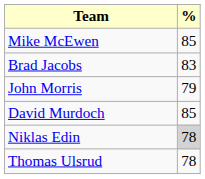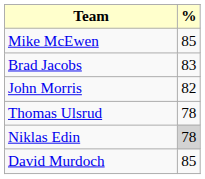(189, 88) 79 -> (189, 88) 82
rows swapped: (56, 112) <-> (55, 161)
